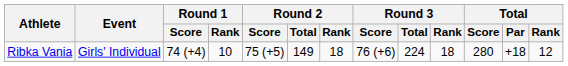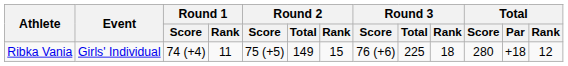(225, 52) 10 -> (225, 52) 11
(336, 52) 18 -> (336, 52) 15
(414, 52) 224 -> (414, 52) 225
